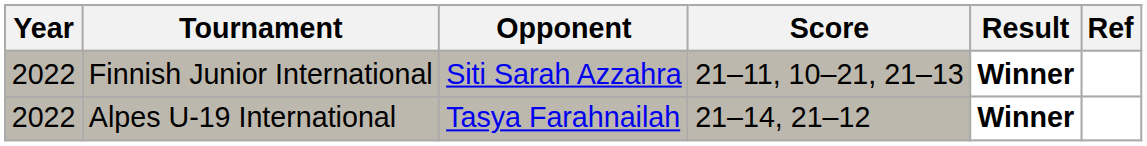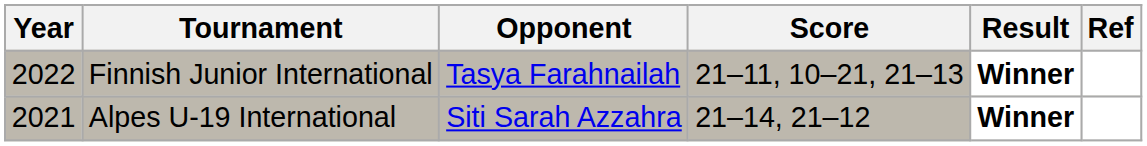(564, 73) Siti Sarah Azzahra -> (563, 73) Tasya Farahnailah
(44, 119) 2022 -> (44, 119) 2021
(563, 119) Tasya Farahnailah -> (564, 119) Siti Sarah Azzahra
